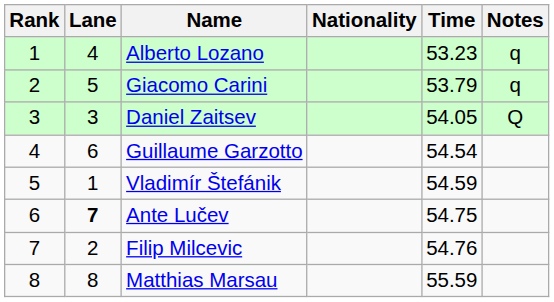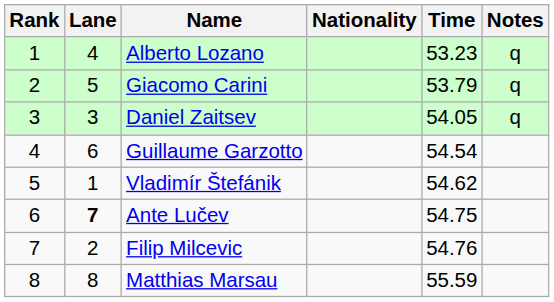(515, 118) Q -> (515, 118) q
(452, 183) 54.59 -> (452, 183) 54.62
